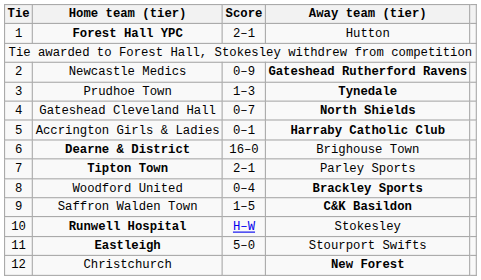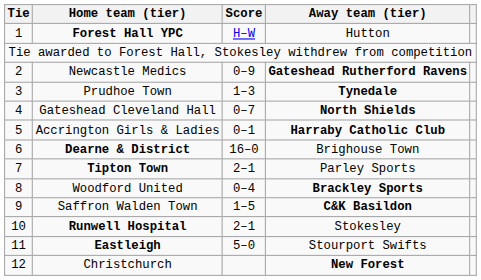(244, 34) 2–1 -> (244, 34) H–W
(244, 227) H–W -> (244, 227) 2–1
